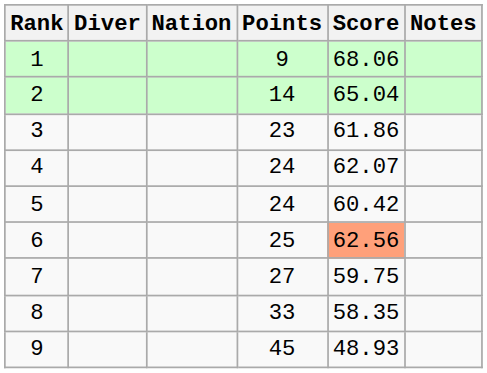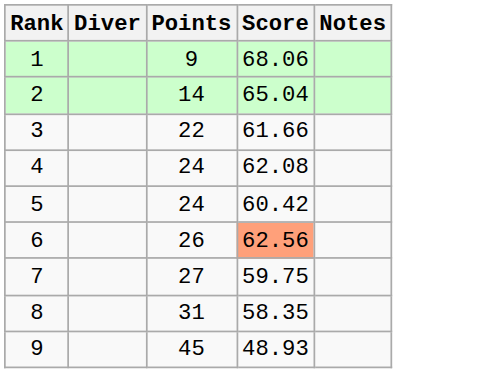- column: (191, 23)
(282, 132) 23 -> (191, 132) 22
(366, 132) 61.86 -> (275, 132) 61.66
(366, 168) 62.07 -> (275, 168) 62.08
(282, 240) 25 -> (191, 240) 26
(282, 313) 33 -> (191, 313) 31
